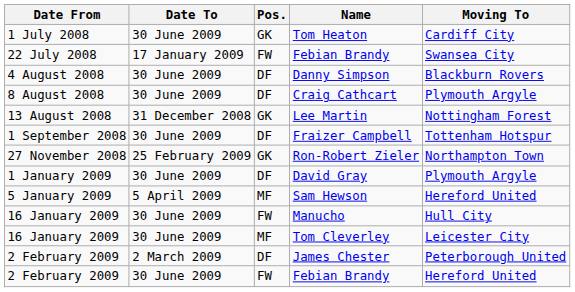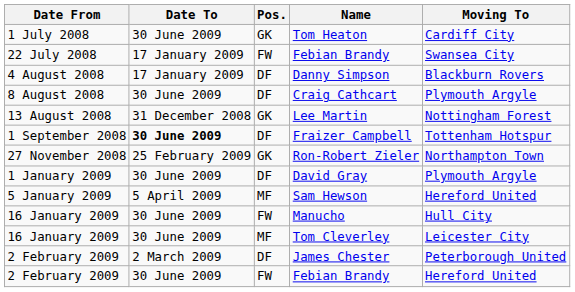(177, 75) 30 June 2009 -> (188, 75) 17 January 2009
(177, 135) normal -> (177, 135) bold
